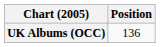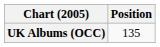(131, 33) 136 -> (131, 33) 135
